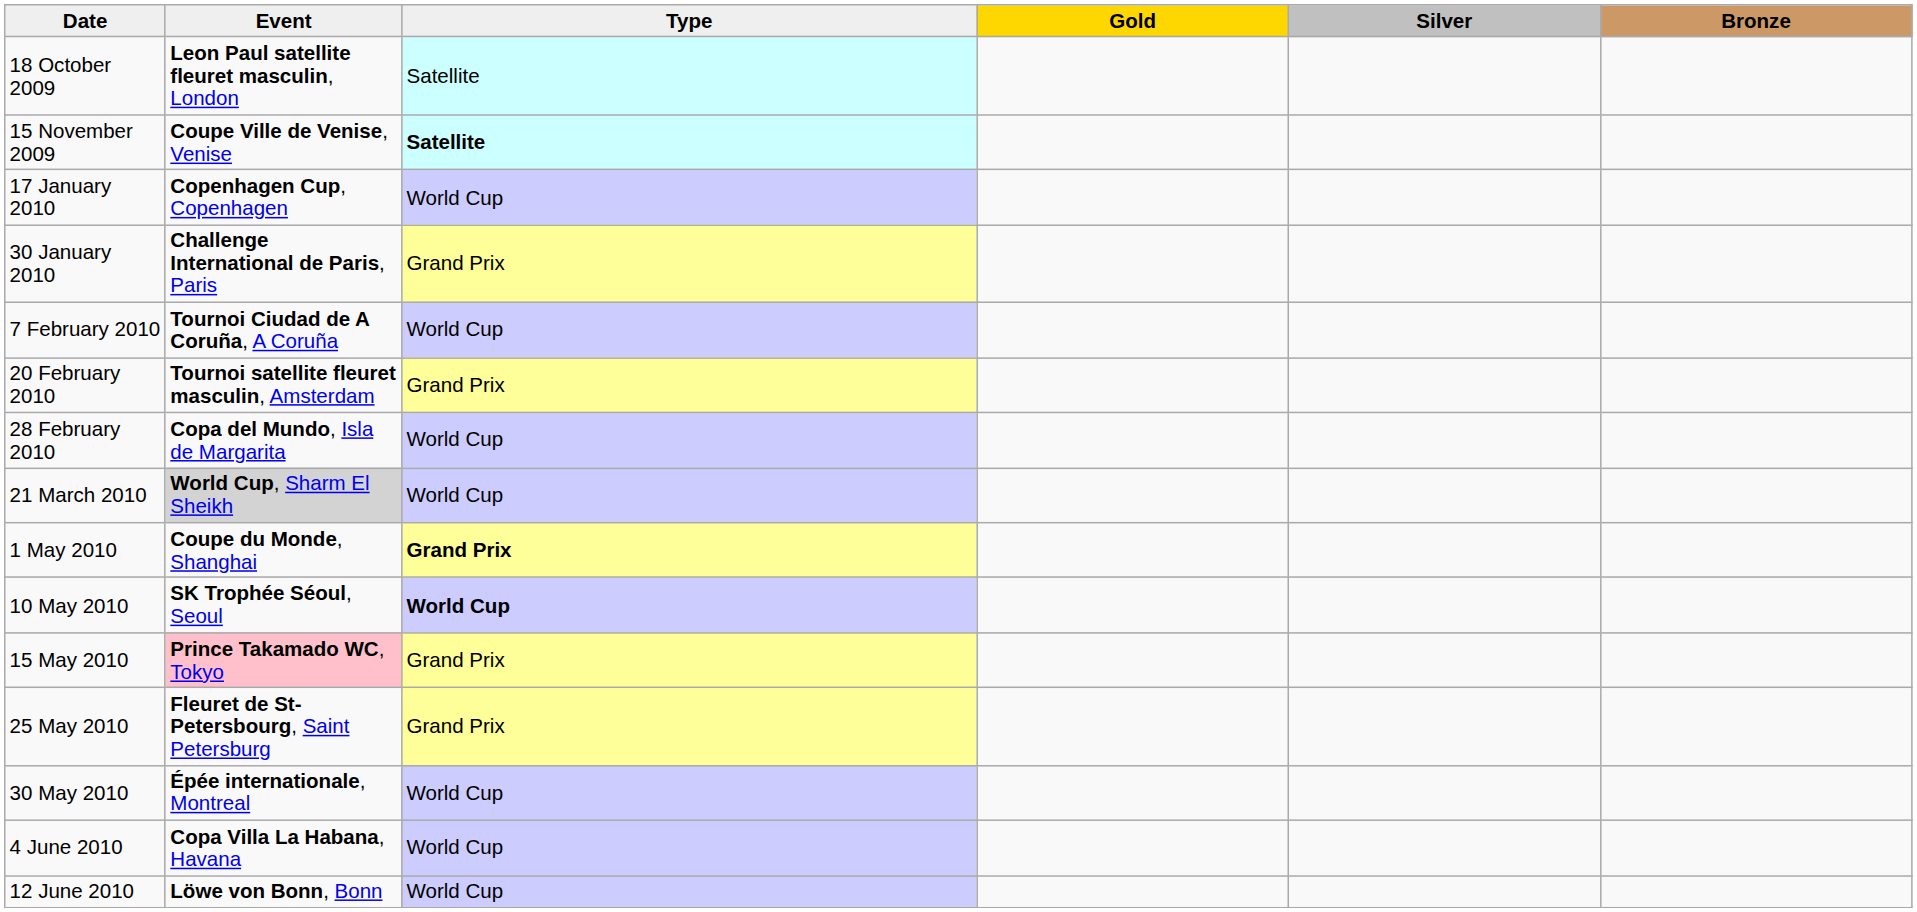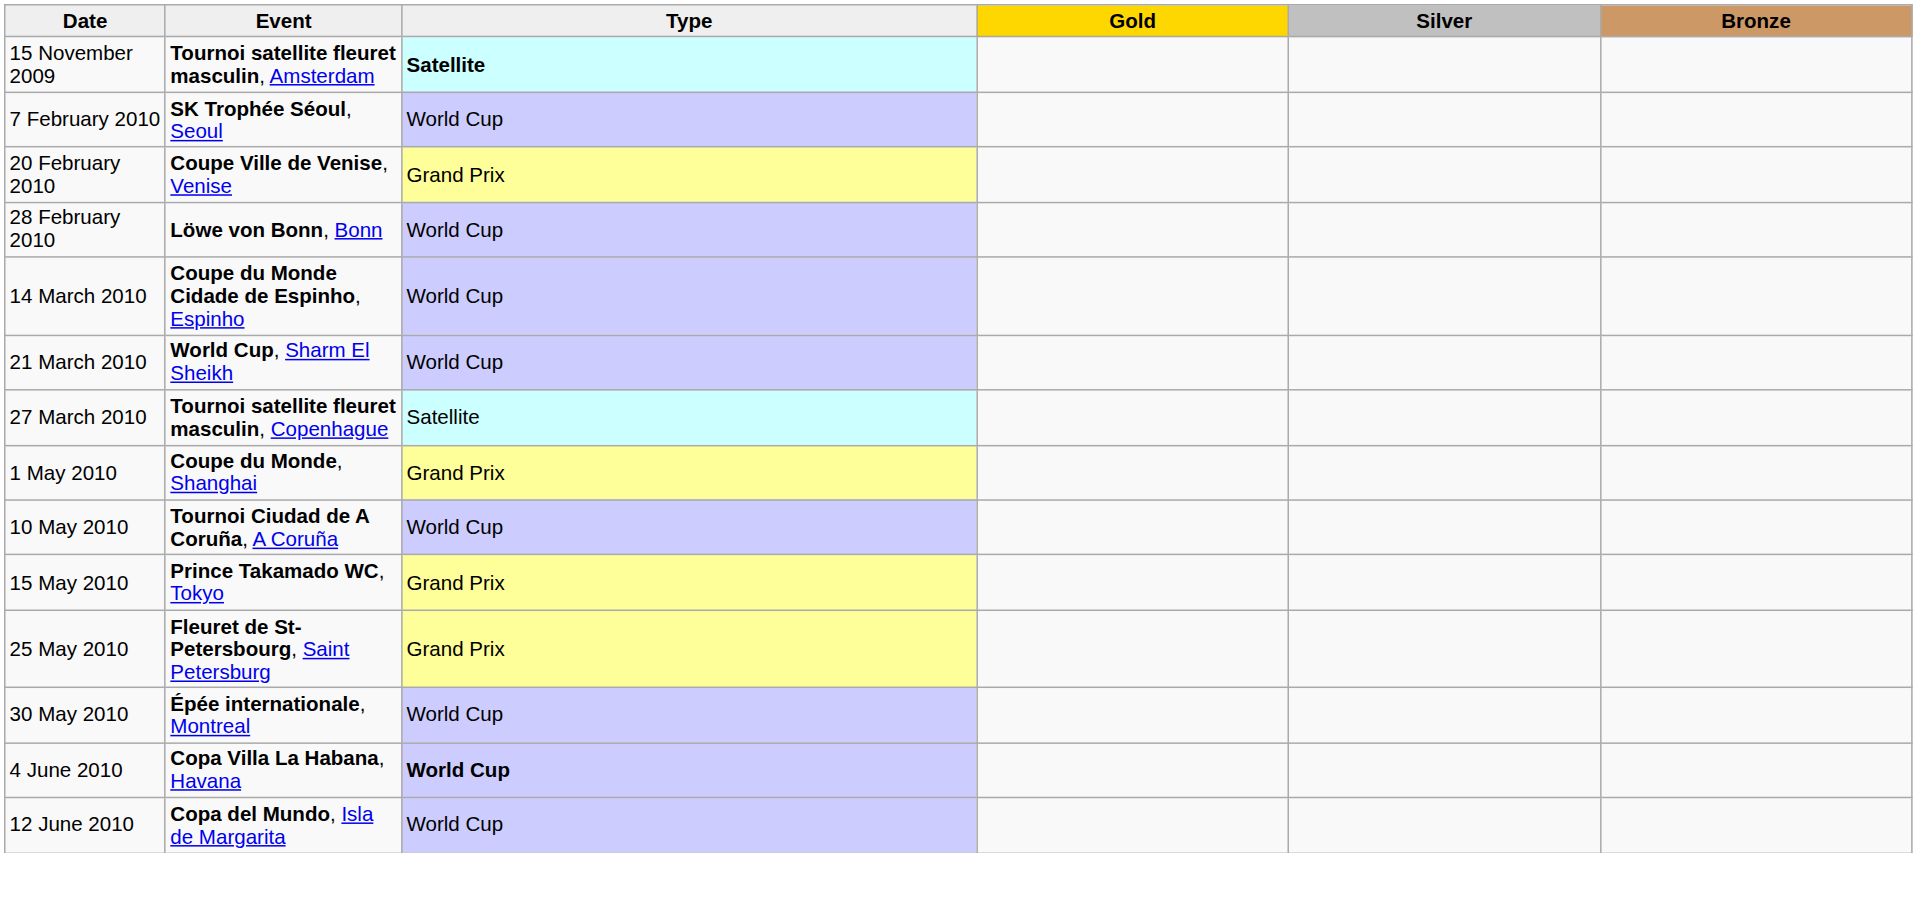- row: (60, 76)
(279, 142) Coupe Ville de Venise, Venise -> (283, 64) Tournoi satellite fleuret masculin, Amsterdam
- row: (60, 197)
- row: (60, 263)
(270, 330) Tournoi Ciudad de A Coruña, A Coruña -> (261, 119) SK Trophée Séoul, Seoul
(283, 385) Tournoi satellite fleuret masculin, Amsterdam -> (279, 174) Coupe Ville de Venise, Venise
(272, 440) Copa del Mundo, Isla de Margarita -> (276, 229) Löwe von Bonn, Bonn
+ row: (78, 296)
(270, 495) lightgrey background -> (270, 362) no background
+ row: (78, 417)
(459, 550) bold -> (456, 472) normal
(261, 605) SK Trophée Séoul, Seoul -> (270, 527) Tournoi Ciudad de A Coruña, A Coruña
(458, 605) bold -> (455, 527) normal
(277, 660) pink background -> (277, 582) no background
(455, 847) normal -> (458, 770) bold
(276, 891) Löwe von Bonn, Bonn -> (272, 825) Copa del Mundo, Isla de Margarita
